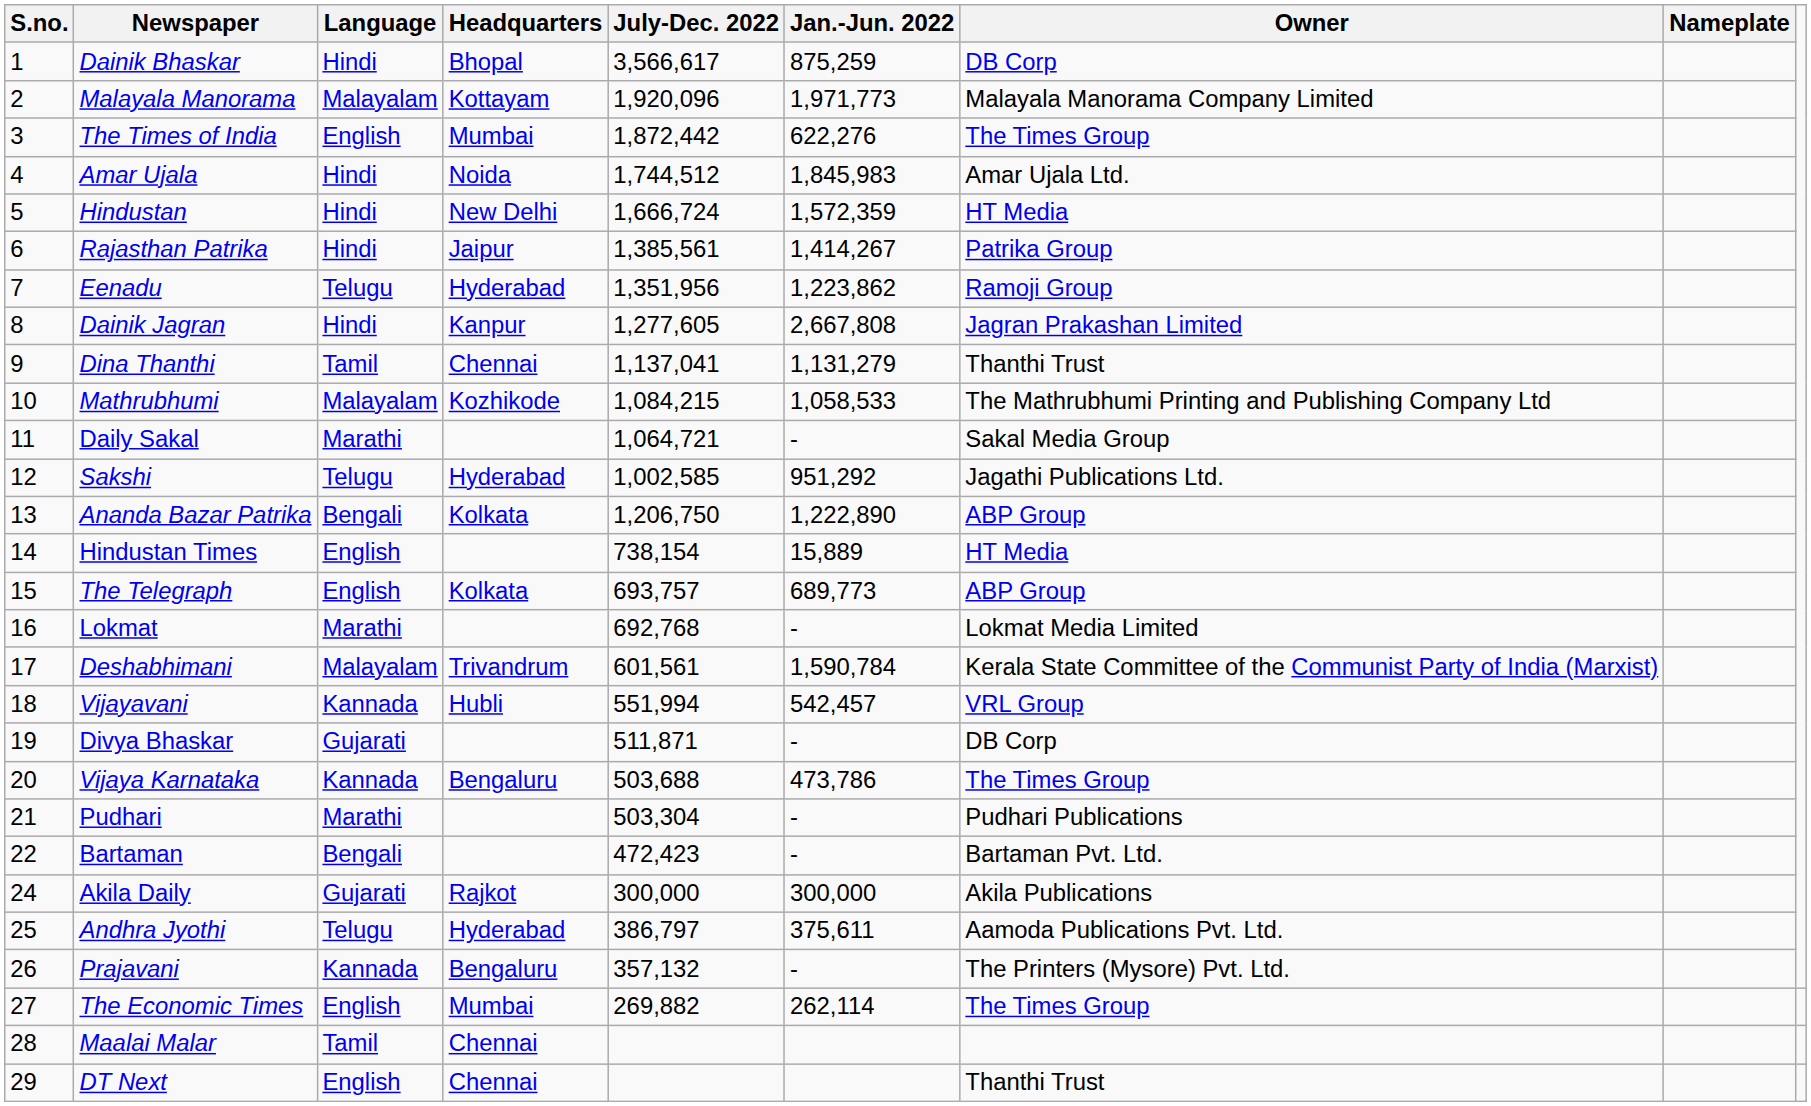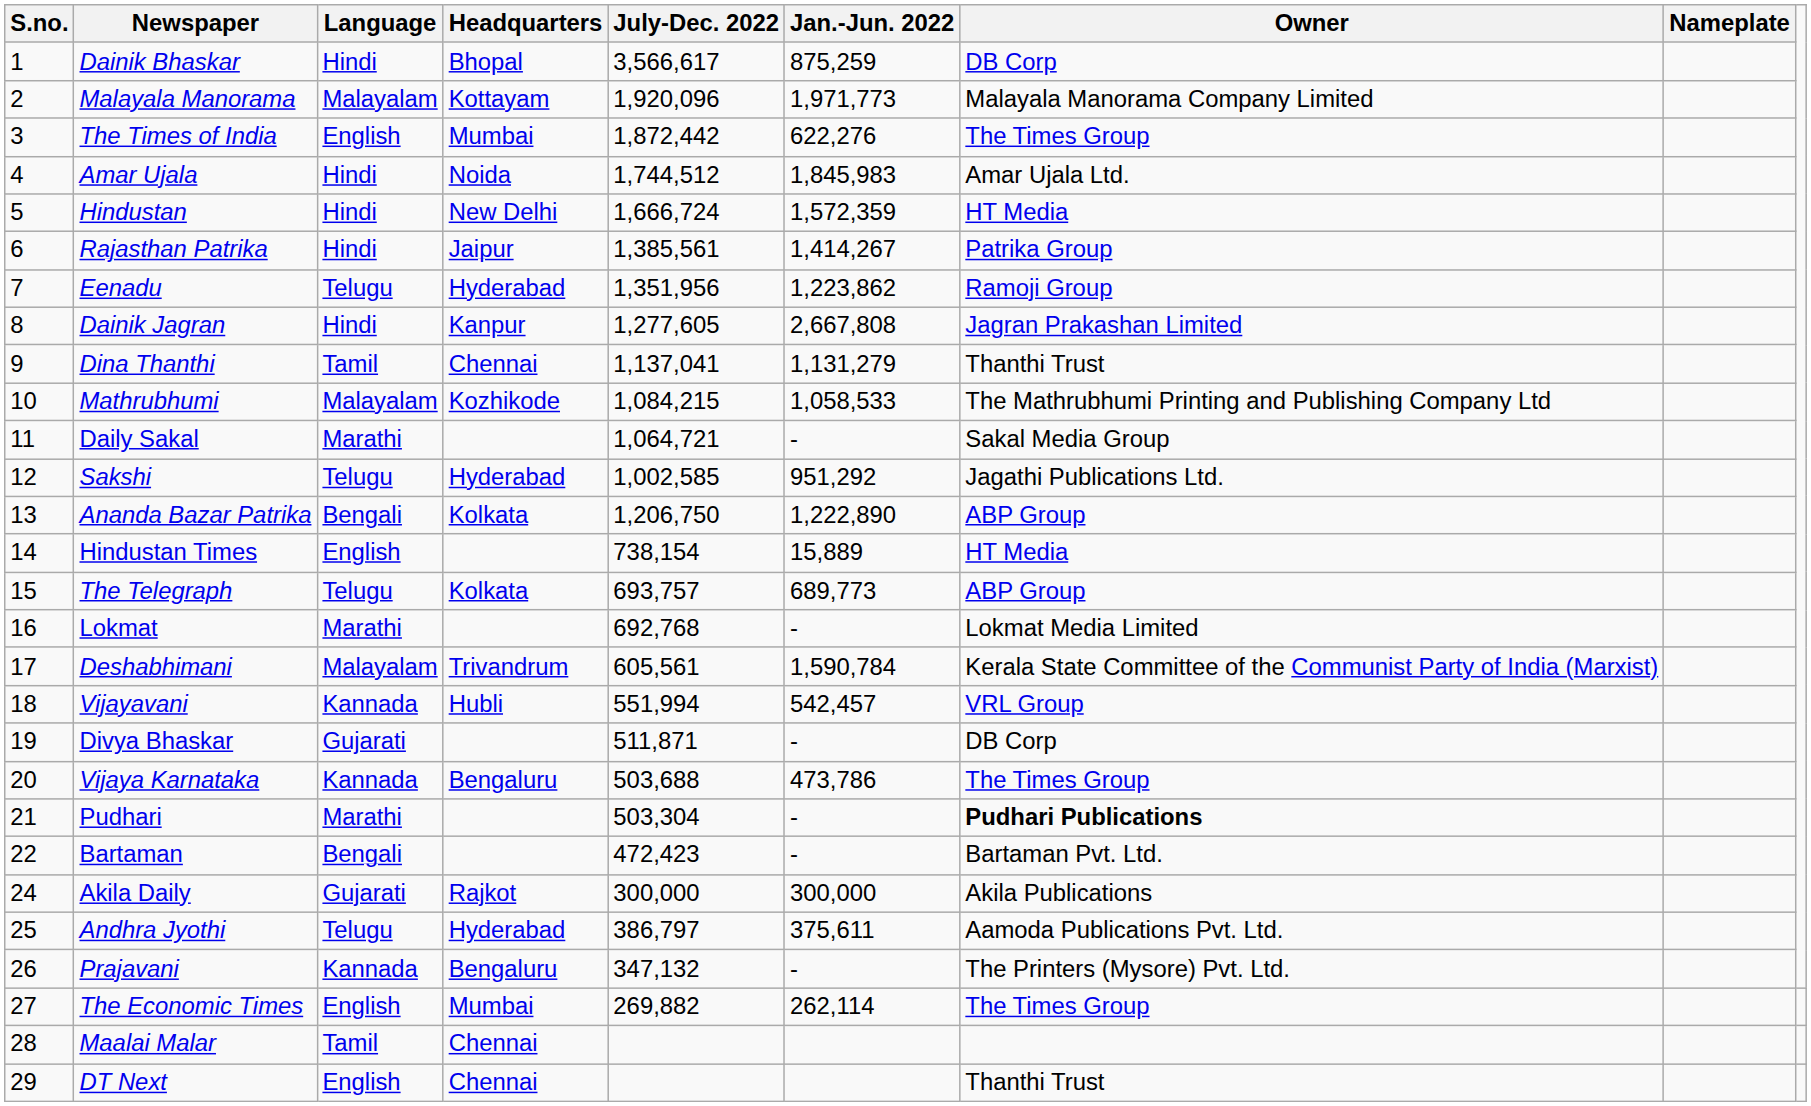(362, 590) English -> (358, 590) Telugu
(656, 666) 601,561 -> (656, 666) 605,561
(1074, 817) normal -> (1084, 817) bold
(656, 968) 357,132 -> (656, 968) 347,132
